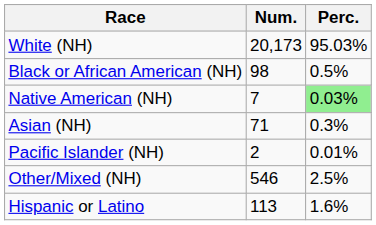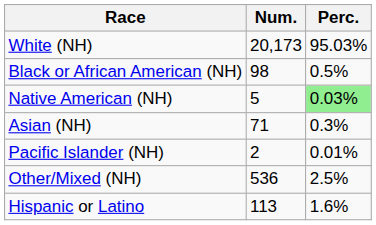(255, 98) 7 -> (255, 98) 5
(264, 179) 546 -> (264, 179) 536
